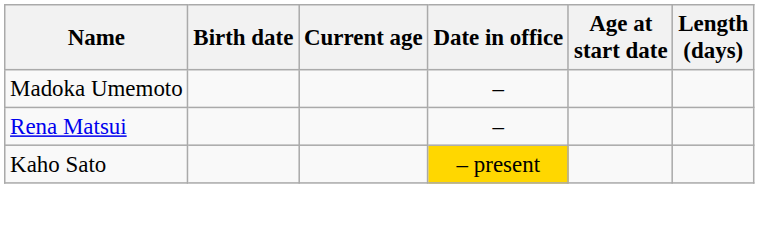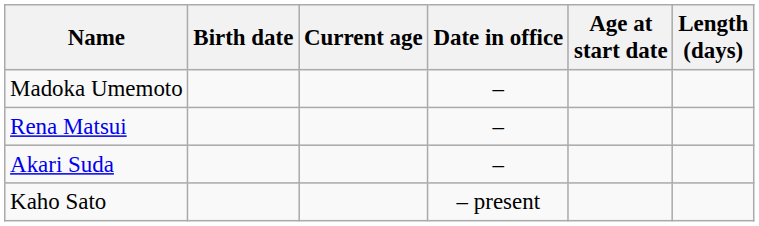+ row: (62, 164)
(498, 164) gold background -> (498, 202) no background
